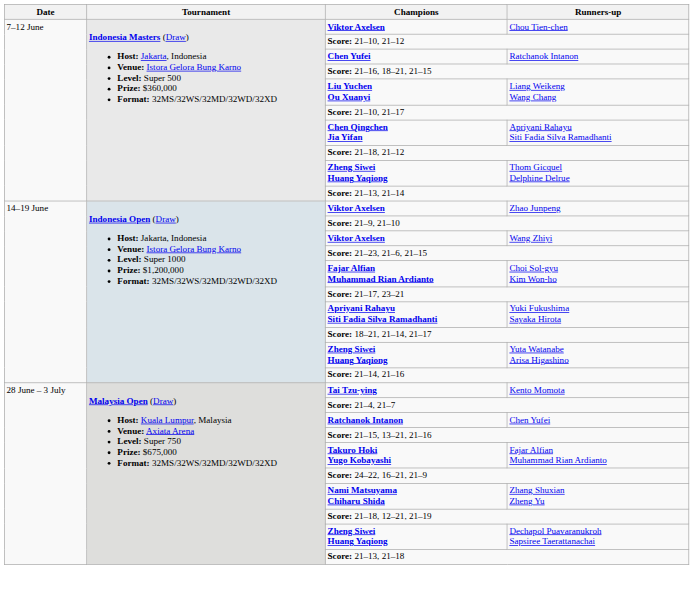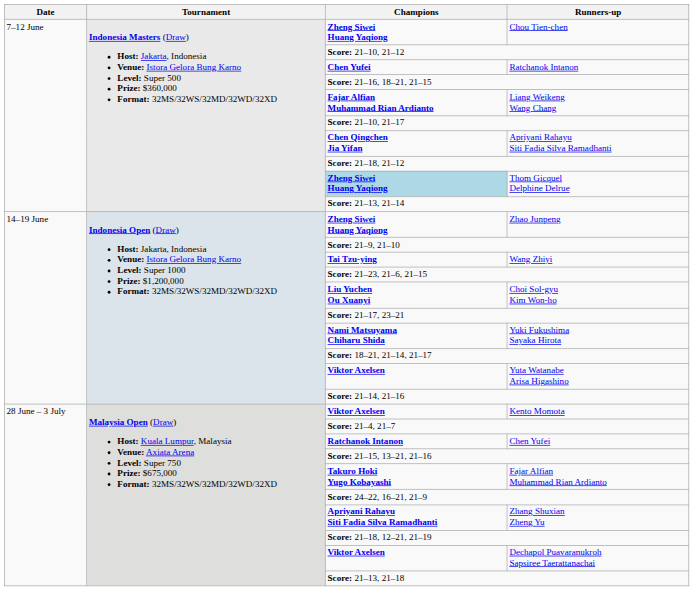(356, 26) Viktor Axelsen -> (358, 32) Zheng Siwei Huang Yaqiong
(350, 91) Liu Yuchen Ou Xuanyi -> (381, 102) Fajar Alfian Muhammad Rian Ardianto
(358, 173) no background -> (358, 183) lightblue background
(356, 208) Viktor Axelsen -> (358, 224) Zheng Siwei Huang Yaqiong
(356, 238) Viktor Axelsen -> (352, 259) Tai Tzu-ying
(381, 273) Fajar Alfian Muhammad Rian Ardianto -> (350, 295) Liu Yuchen Ou Xuanyi
(382, 314) Apriyani Rahayu Siti Fadia Silva Ramadhanti -> (362, 335) Nami Matsuyama Chiharu Shida
(358, 354) Zheng Siwei Huang Yaqiong -> (356, 370) Viktor Axelsen
(352, 390) Tai Tzu-ying -> (356, 411) Viktor Axelsen
(362, 496) Nami Matsuyama Chiharu Shida -> (382, 517) Apriyani Rahayu Siti Fadia Silva Ramadhanti
(358, 536) Zheng Siwei Huang Yaqiong -> (356, 552) Viktor Axelsen
